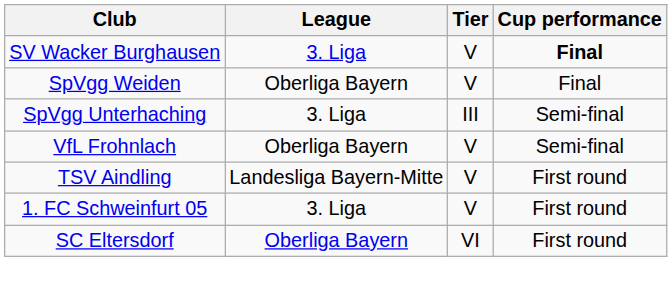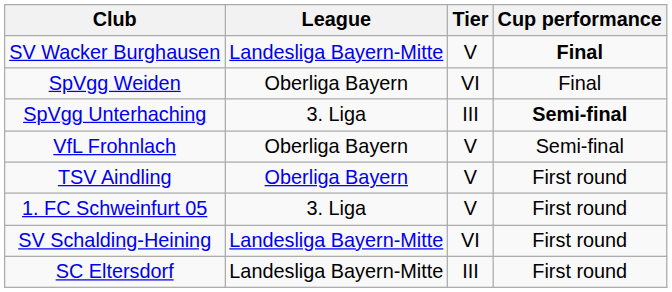(336, 51) 3. Liga -> (336, 51) Landesliga Bayern-Mitte
(470, 83) V -> (470, 83) VI
(580, 114) normal -> (580, 114) bold
(336, 177) Landesliga Bayern-Mitte -> (336, 177) Oberliga Bayern
+ row: (115, 240)
(336, 240) Oberliga Bayern -> (336, 271) Landesliga Bayern-Mitte
(470, 240) VI -> (470, 271) III
